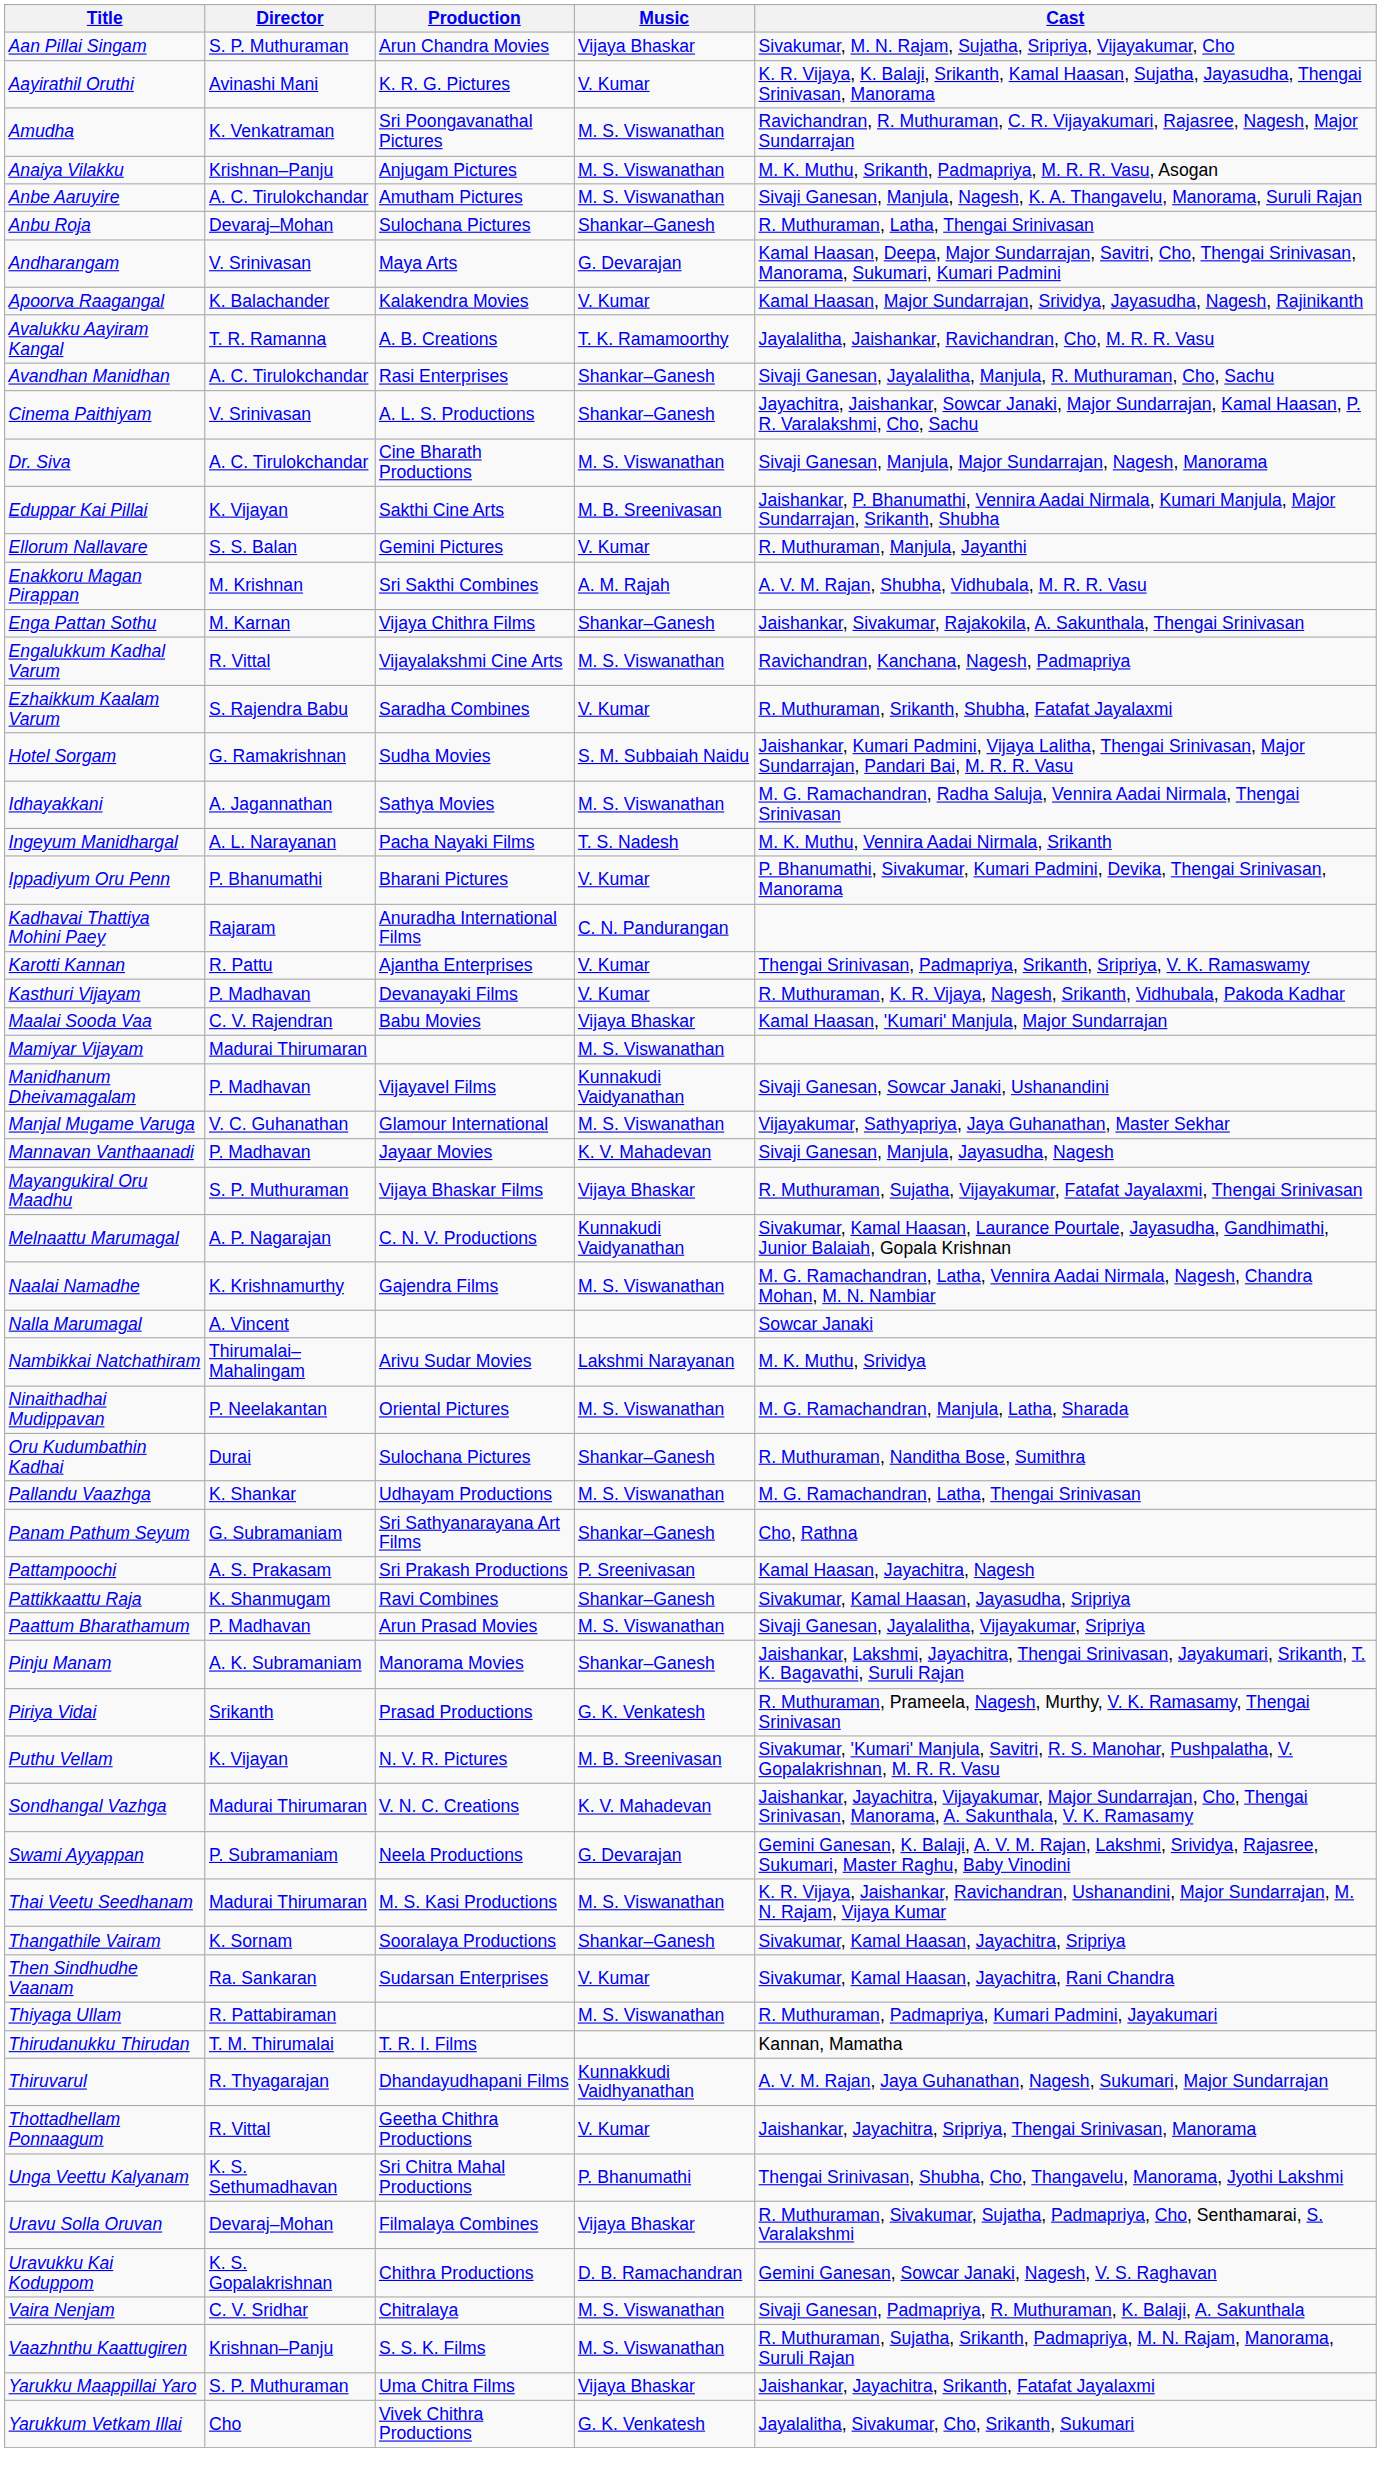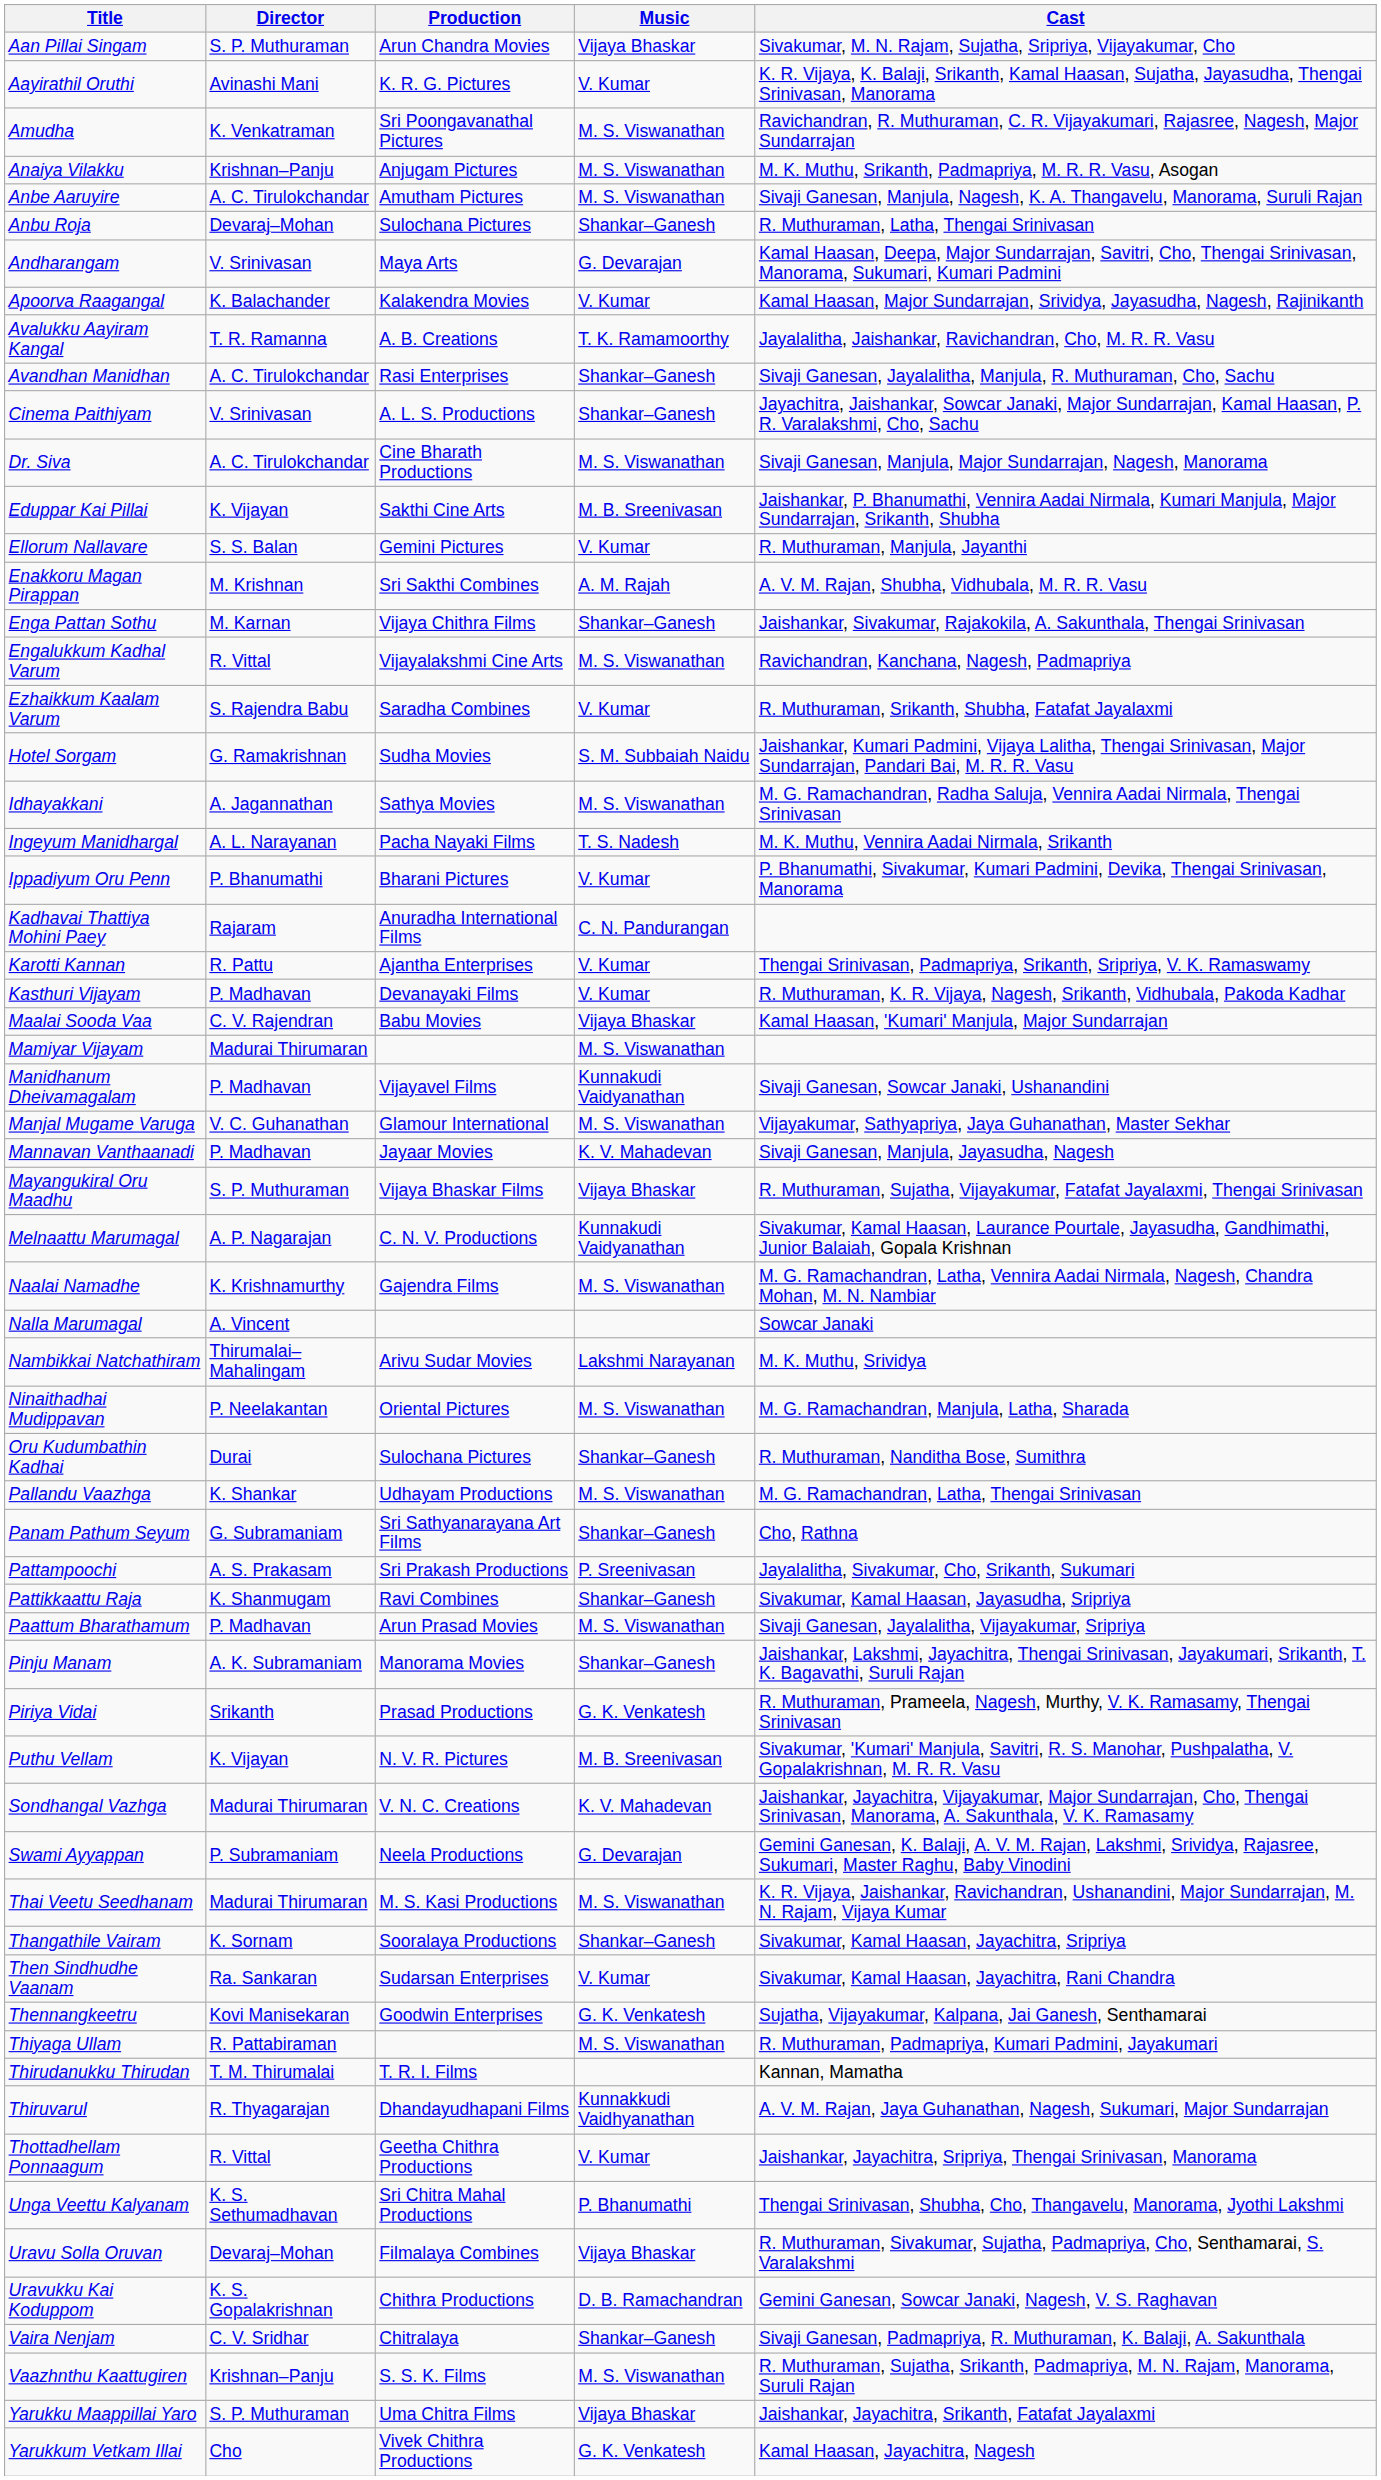(897, 1570) Kamal Haasan, Jayachitra, Nagesh -> (947, 1570) Jayalalitha, Sivakumar, Cho, Srikanth, Sukumari
+ row: (73, 2016)
(651, 2310) M. S. Viswanathan -> (647, 2338) Shankar–Ganesh
(946, 2424) Jayalalitha, Sivakumar, Cho, Srikanth, Sukumari -> (897, 2451) Kamal Haasan, Jayachitra, Nagesh
